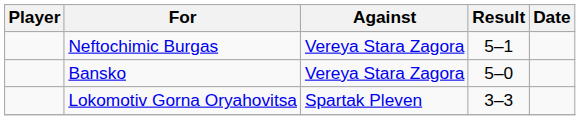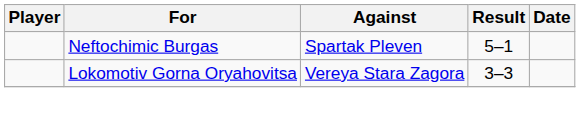(385, 45) Vereya Stara Zagora -> (364, 45) Spartak Pleven
- row: (97, 73)
(364, 100) Spartak Pleven -> (385, 73) Vereya Stara Zagora
